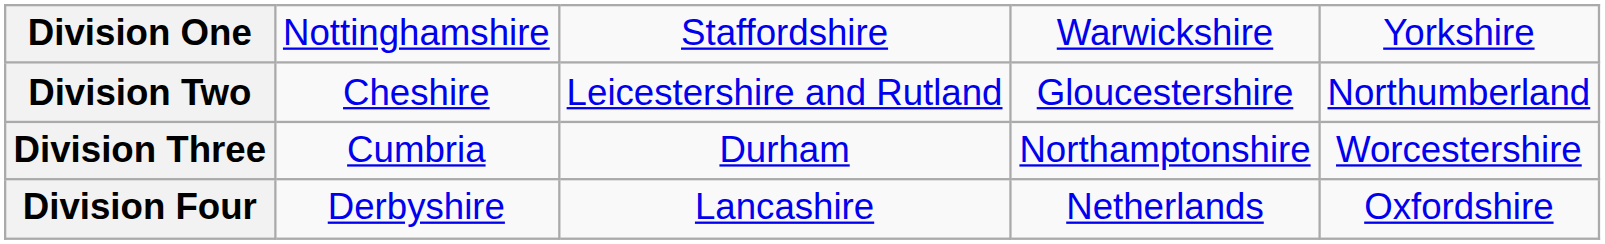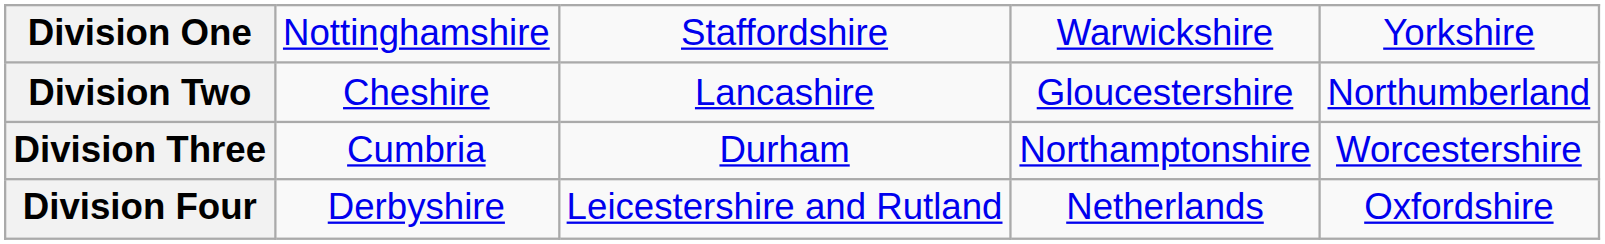(785, 91) Leicestershire and Rutland -> (785, 91) Lancashire
(785, 207) Lancashire -> (785, 207) Leicestershire and Rutland
